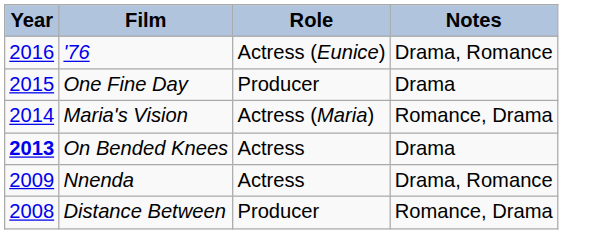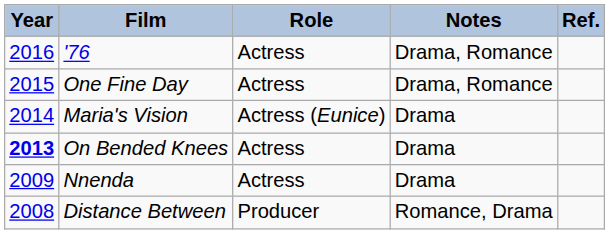+ column: (581, 20)
(311, 52) Actress (Eunice) -> (271, 52) Actress
(278, 84) Producer -> (271, 84) Actress
(425, 84) Drama -> (474, 84) Drama, Romance
(306, 116) Actress (Maria) -> (311, 116) Actress (Eunice)
(474, 116) Romance, Drama -> (425, 116) Drama
(474, 180) Drama, Romance -> (425, 180) Drama
